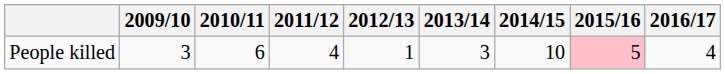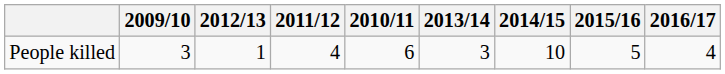columns swapped: (232, 20) <-> (381, 20)
(635, 52) pink background -> (635, 52) no background
